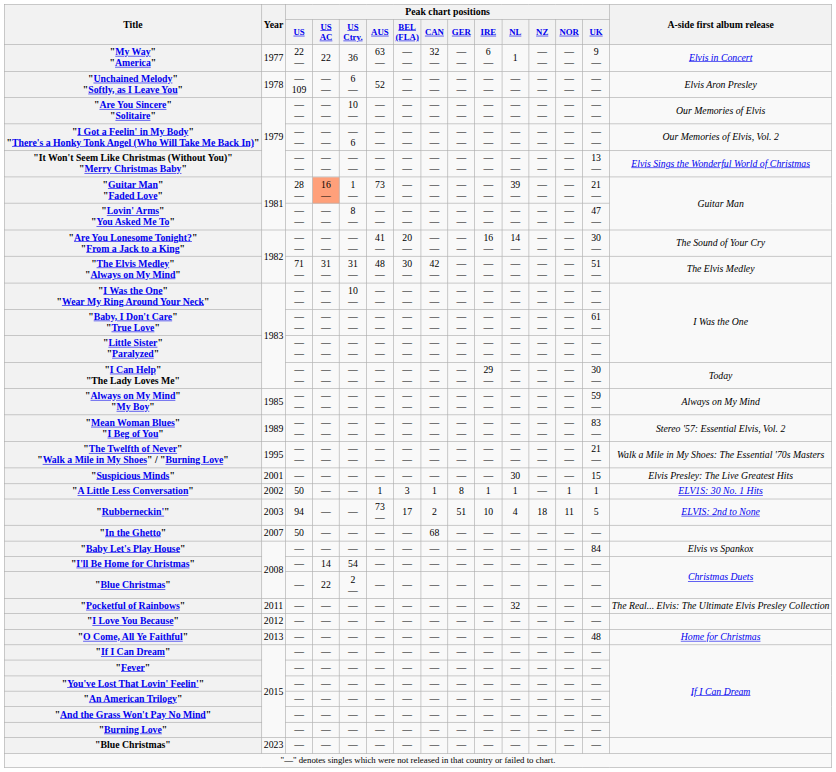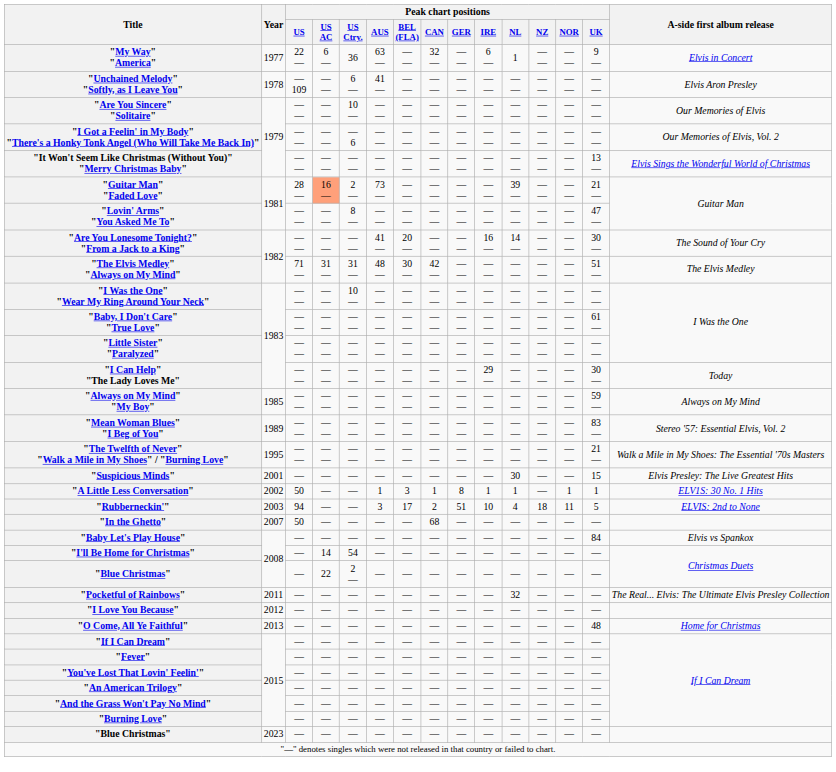(326, 58) 22 -> (326, 58) 6 —
(380, 84) 52 -> (380, 84) 41 —
(353, 190) 1 — -> (353, 190) 2 —
(380, 512) 73 — -> (380, 506) 3
